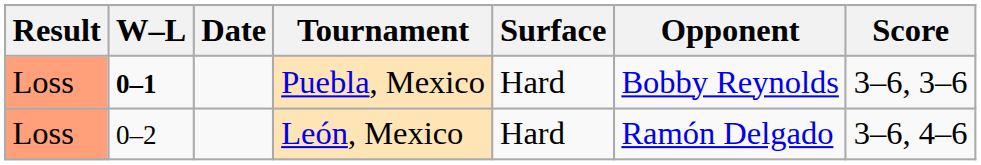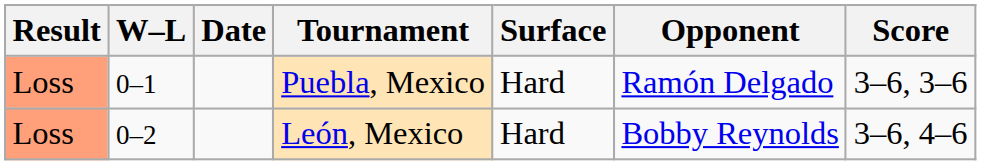(136, 81) bold -> (136, 83) normal
(730, 81) Bobby Reynolds -> (727, 81) Ramón Delgado
(727, 133) Ramón Delgado -> (730, 133) Bobby Reynolds
